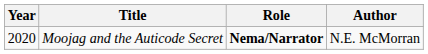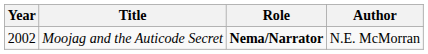(22, 37) 2020 -> (22, 37) 2002
